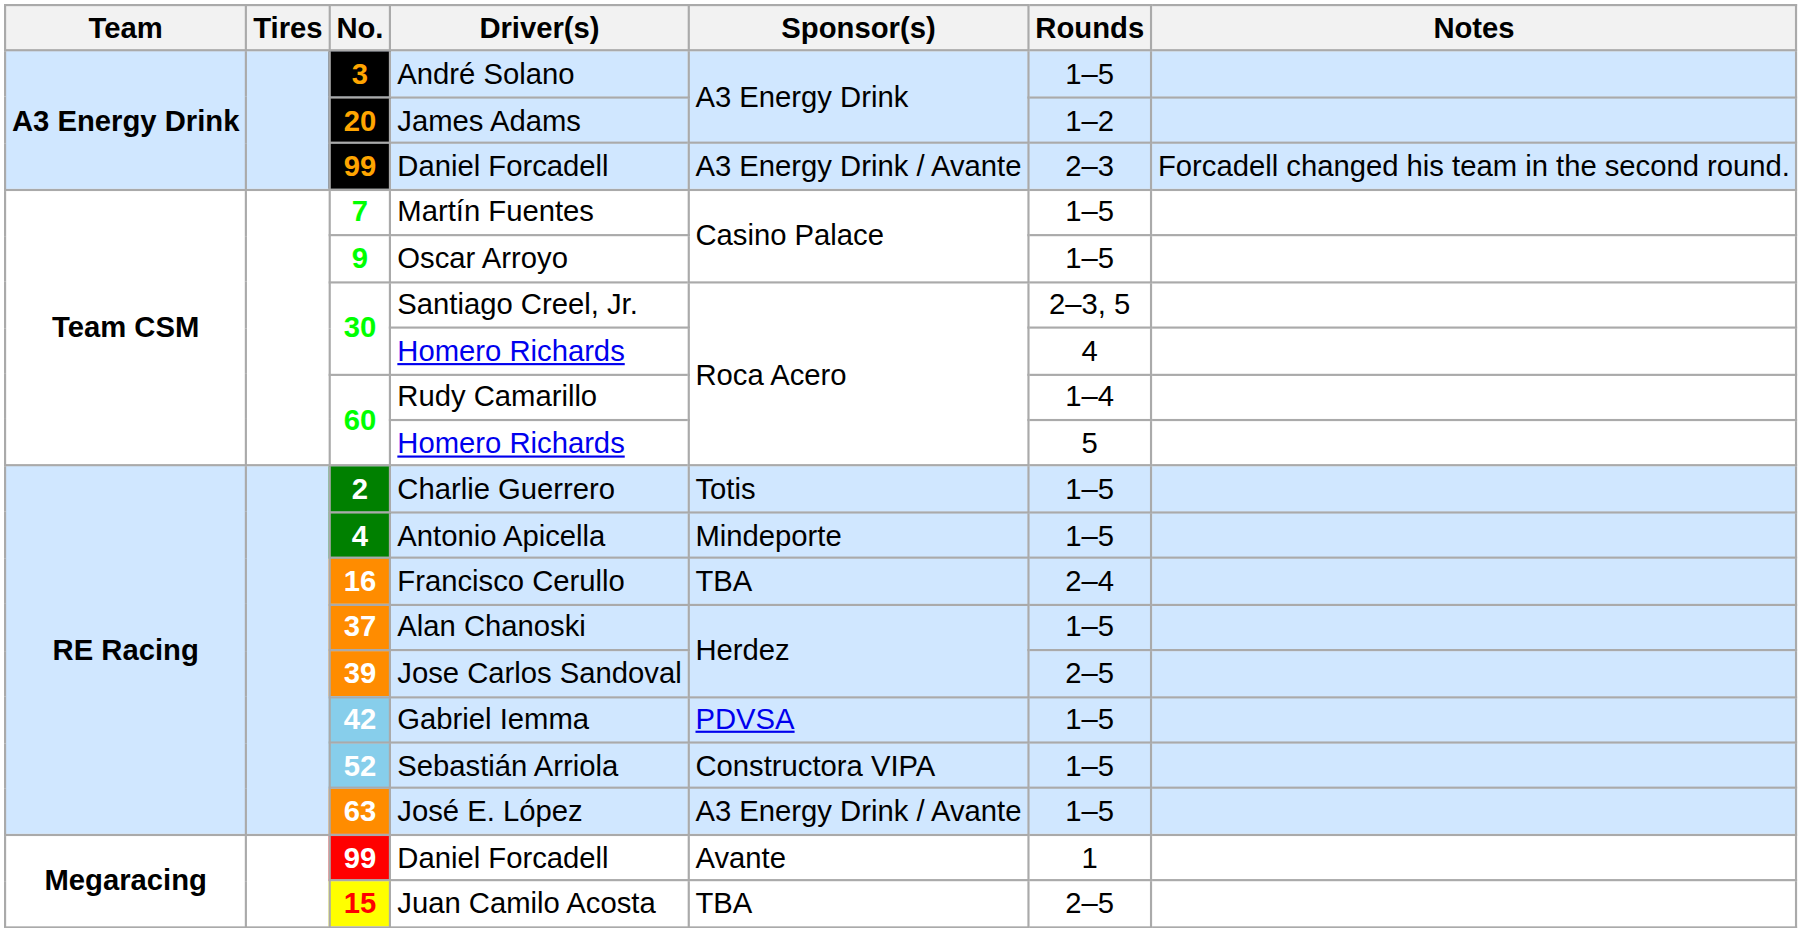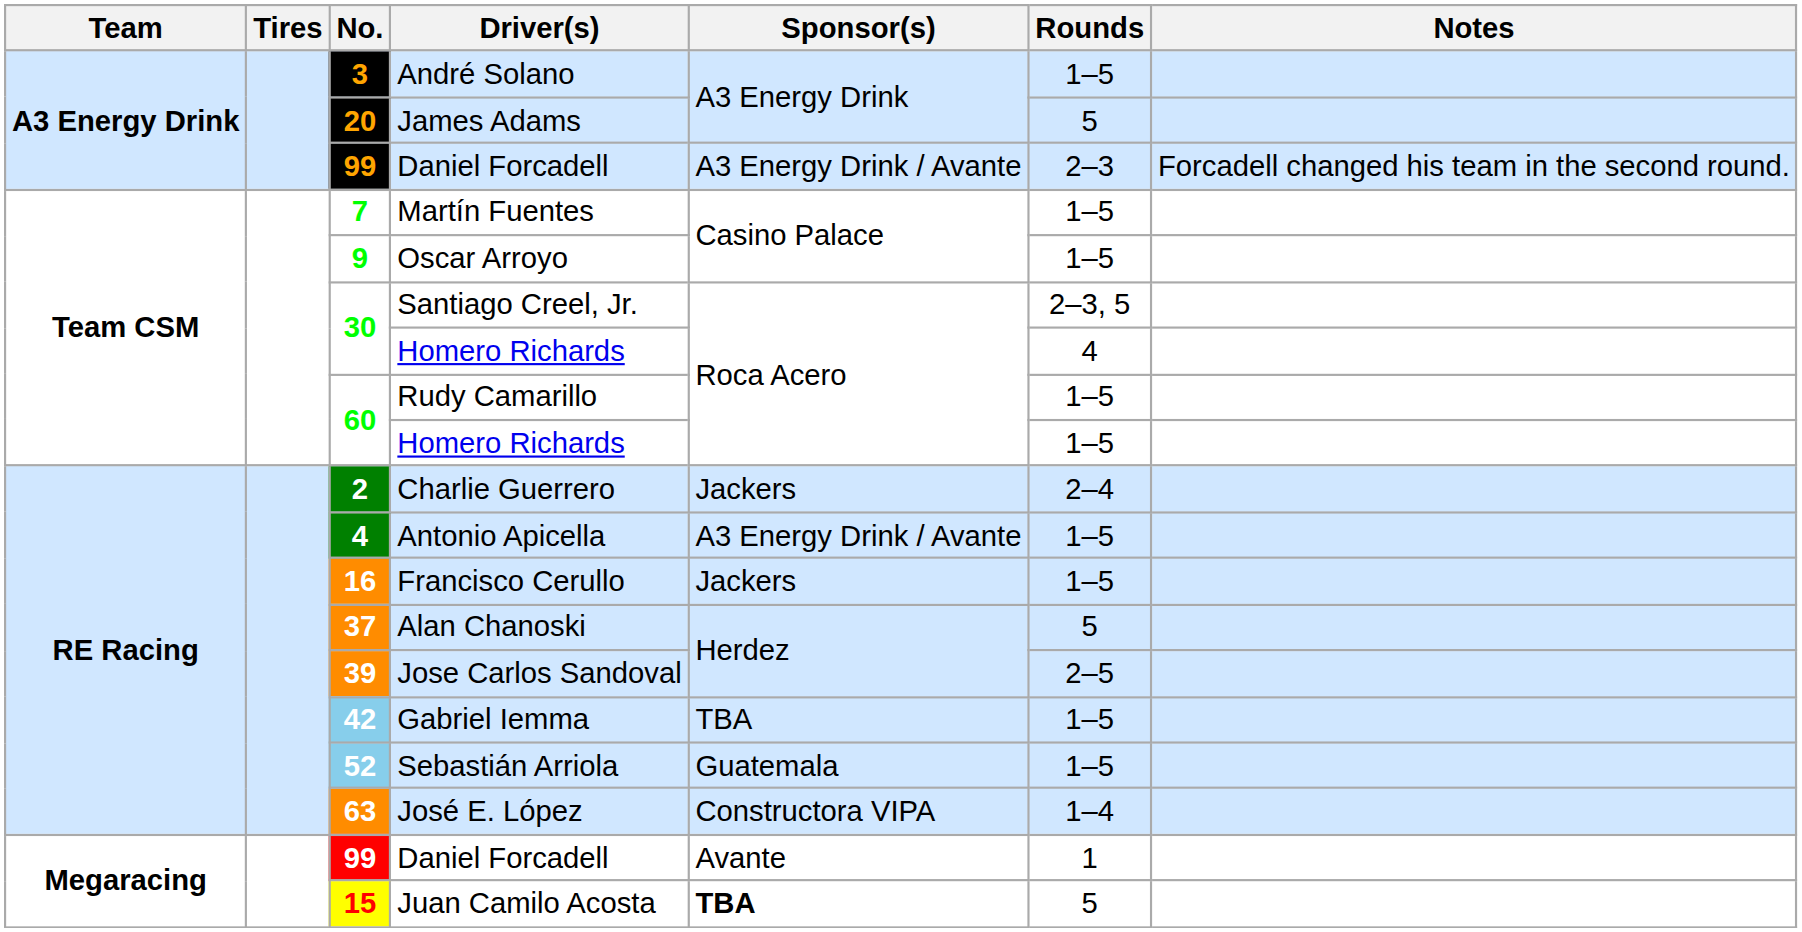(1090, 120) 1–2 -> (1090, 120) 5
(1090, 396) 1–4 -> (1090, 396) 1–5
(1090, 443) 5 -> (1090, 443) 1–5
(726, 489) Totis -> (746, 489) Jackers
(1090, 489) 1–5 -> (1090, 489) 2–4
(769, 535) Mindeporte -> (859, 535) A3 Energy Drink / Avante
(724, 581) TBA -> (746, 581) Jackers
(1090, 581) 2–4 -> (1090, 581) 1–5
(1090, 627) 1–5 -> (1090, 627) 5
(745, 719) PDVSA -> (724, 719) TBA
(815, 765) Constructora VIPA -> (767, 765) Guatemala
(859, 811) A3 Energy Drink / Avante -> (815, 811) Constructora VIPA
(1090, 811) 1–5 -> (1090, 811) 1–4
(724, 903) normal -> (726, 903) bold
(1090, 903) 2–5 -> (1090, 903) 5
